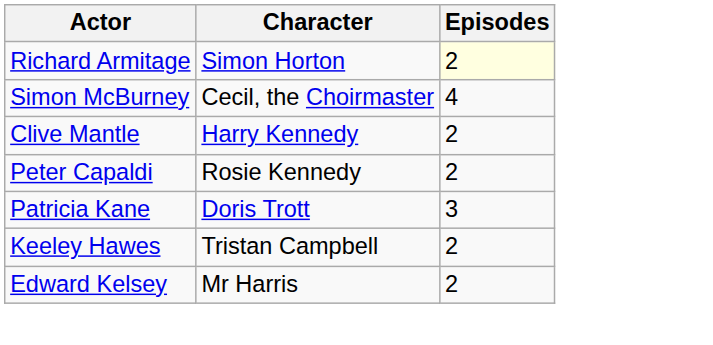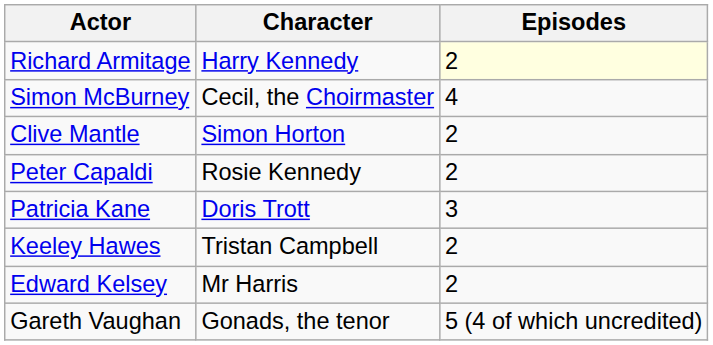(273, 60) Simon Horton -> (280, 60) Harry Kennedy
(280, 135) Harry Kennedy -> (273, 135) Simon Horton
+ row: (96, 321)
